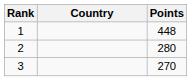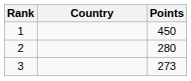(167, 31) 448 -> (167, 31) 450
(167, 66) 270 -> (167, 66) 273
